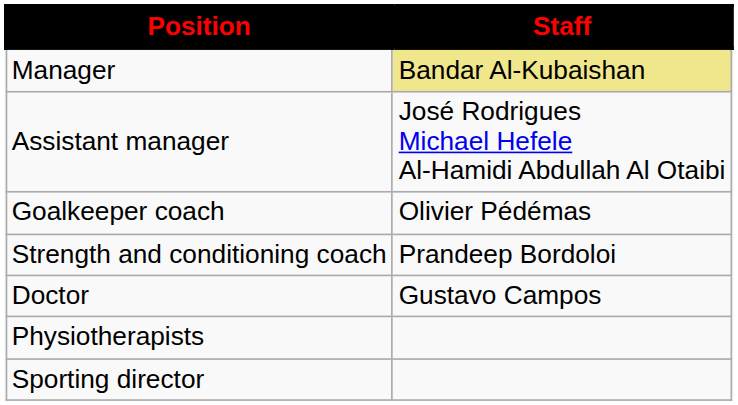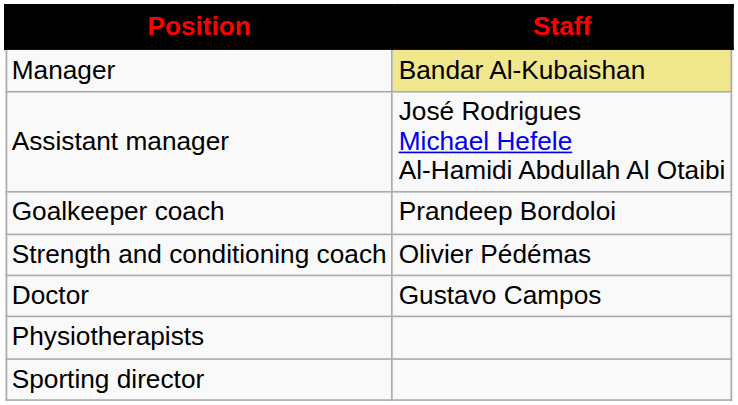(495, 212) Olivier Pédémas -> (507, 212) Prandeep Bordoloi
(507, 254) Prandeep Bordoloi -> (495, 254) Olivier Pédémas
